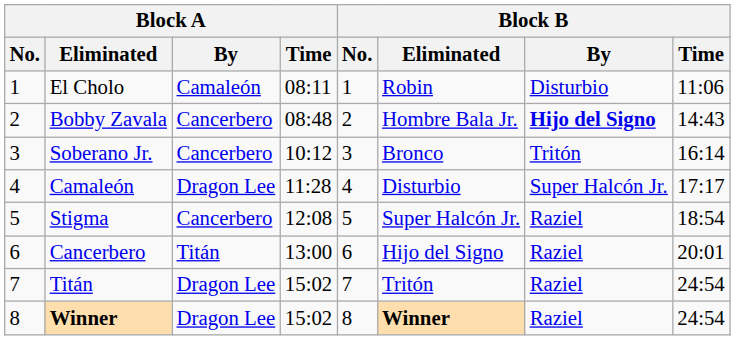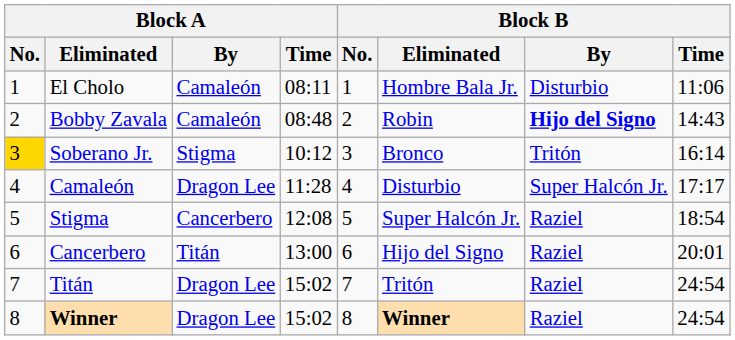(407, 86) Robin -> (450, 86) Hombre Bala Jr.
(224, 119) Cancerbero -> (219, 119) Camaleón
(450, 119) Hombre Bala Jr. -> (407, 119) Robin
(15, 152) no background -> (15, 152) gold background
(224, 152) Cancerbero -> (206, 152) Stigma
